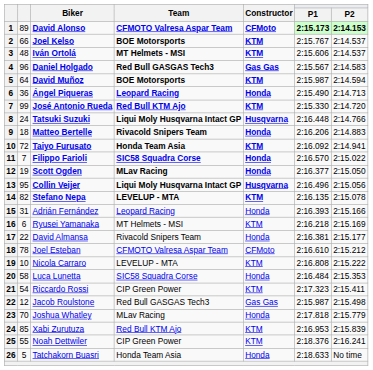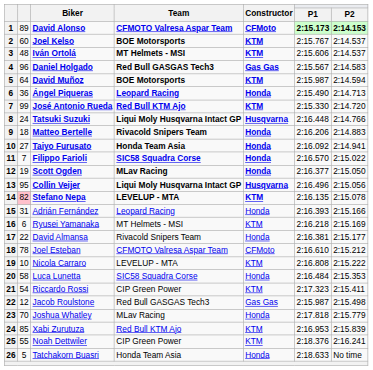(24, 41) 66 -> (24, 41) 60
(24, 145) 72 -> (24, 145) 27
(254, 145) KTM -> (258, 145) Honda
(24, 197) no background -> (24, 197) pink background
